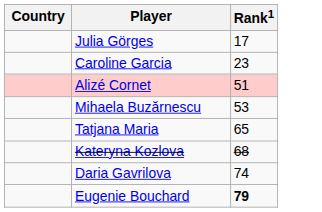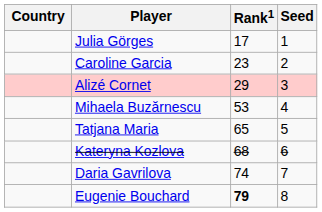+ column: (297, 17)
(241, 85) 51 -> (241, 85) 29
